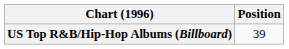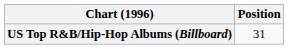(259, 34) 39 -> (259, 34) 31
